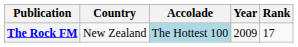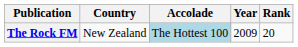(269, 32) 17 -> (269, 32) 20
